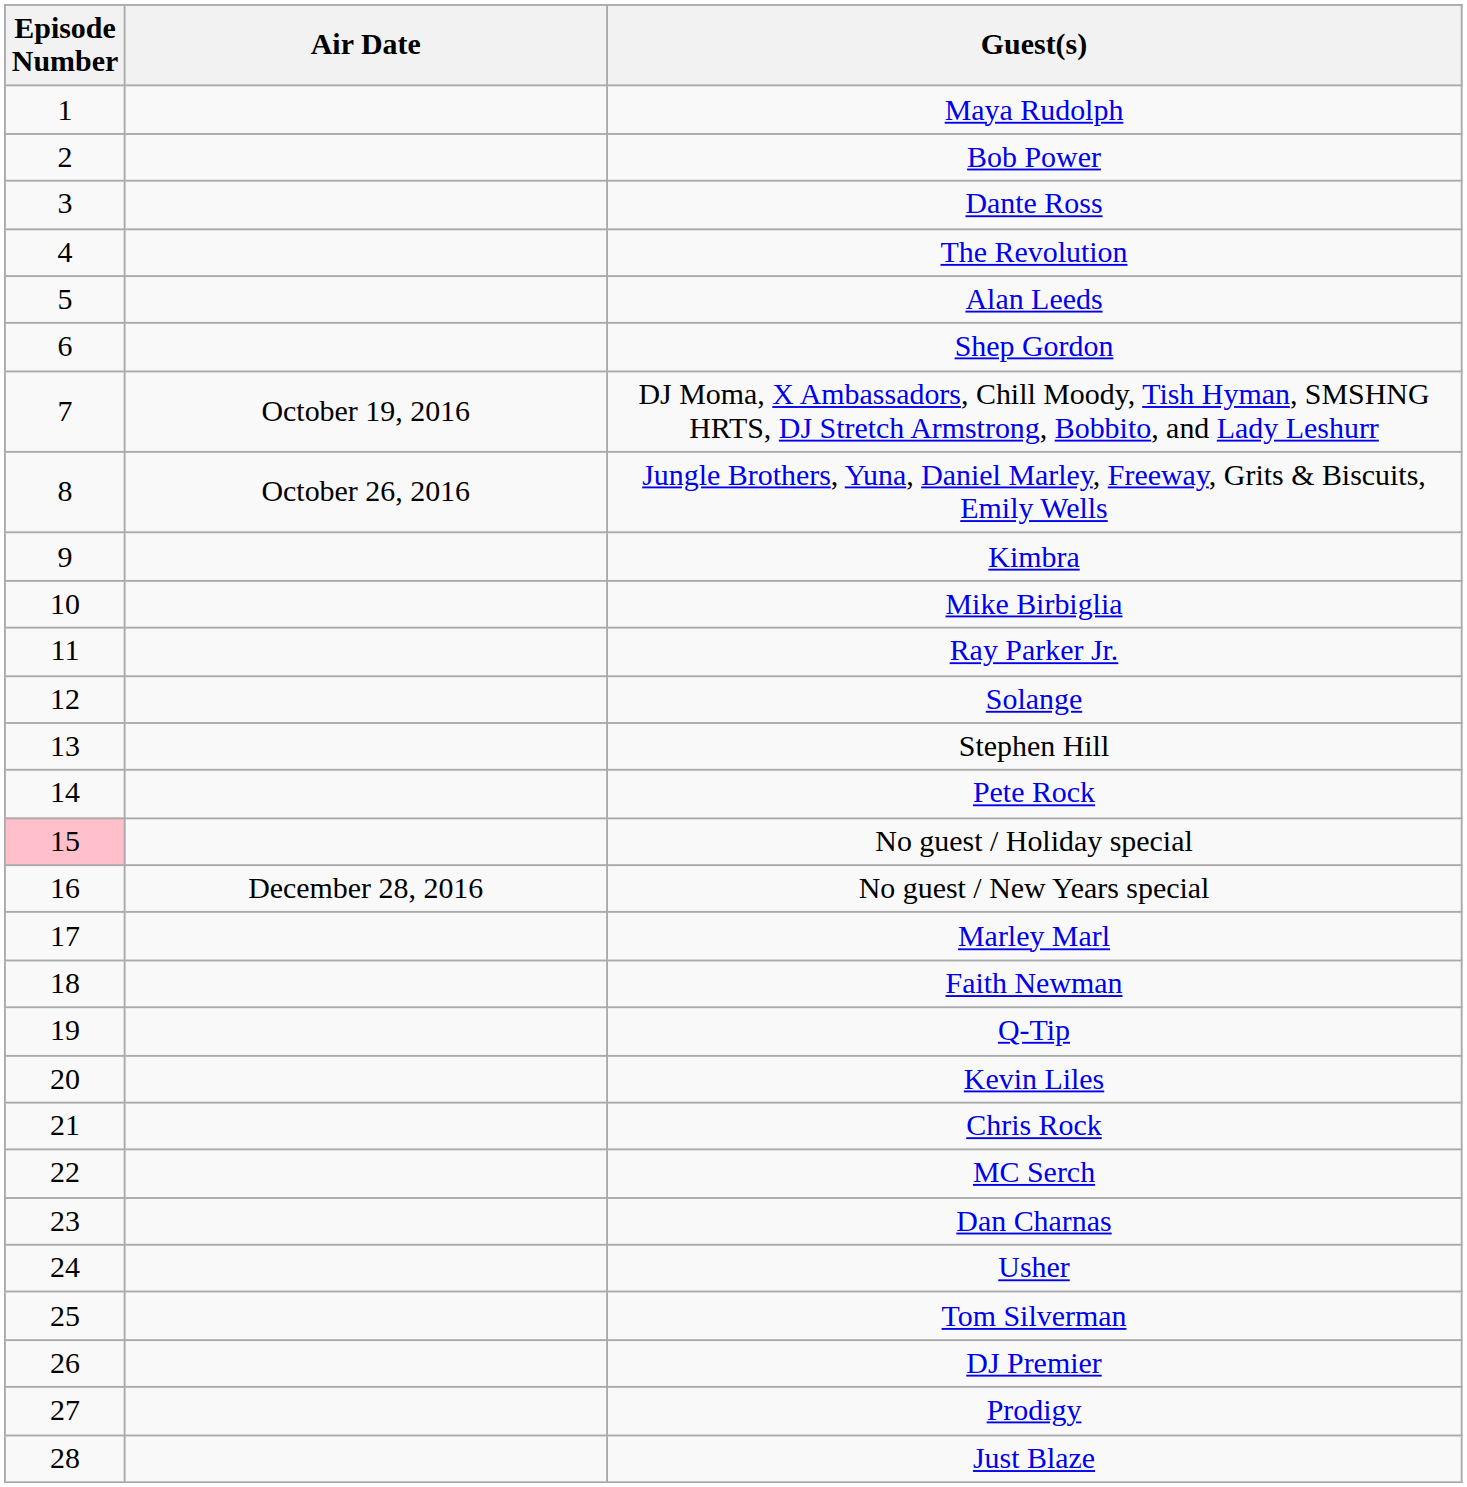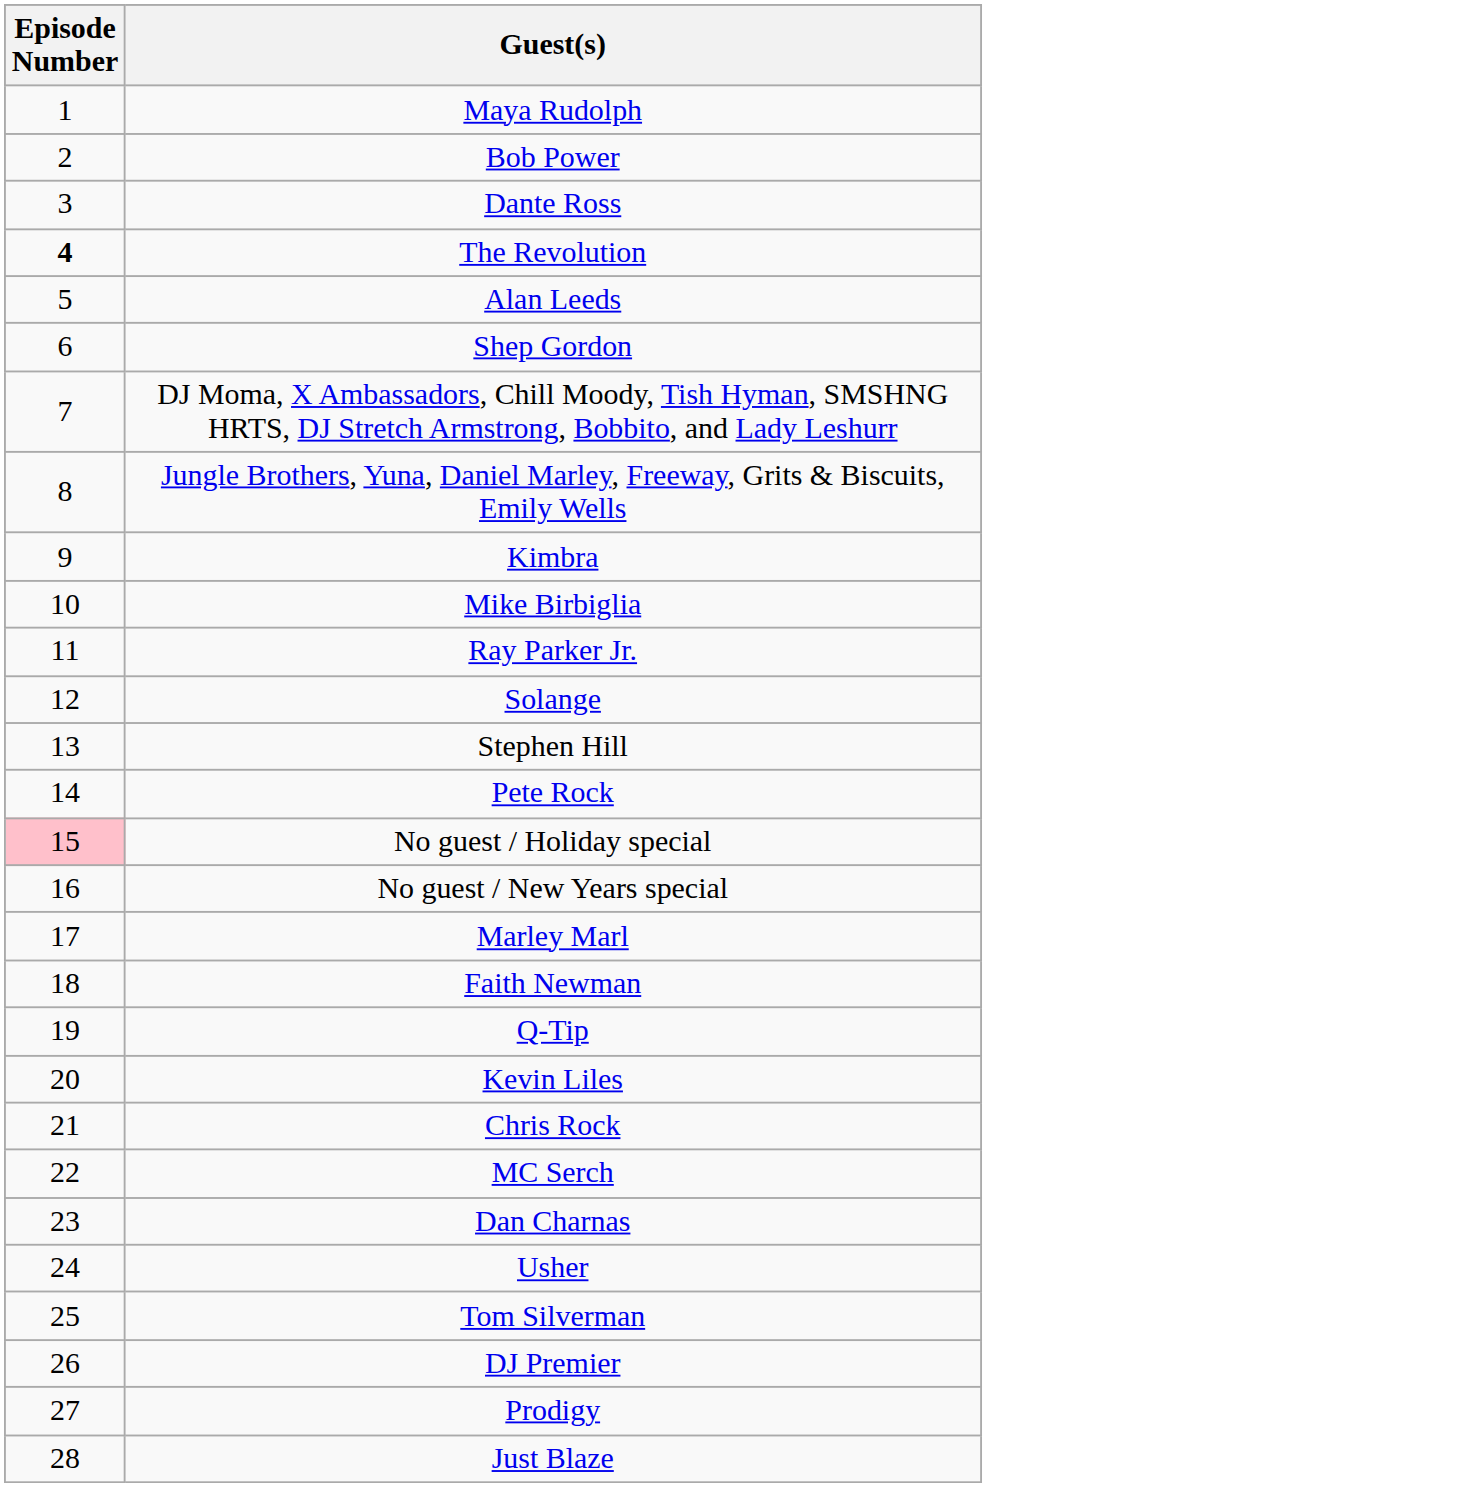- column: (366, 45)
(65, 251) normal -> (65, 251) bold
